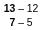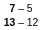rows swapped: (21, 22) <-> (21, 8)
